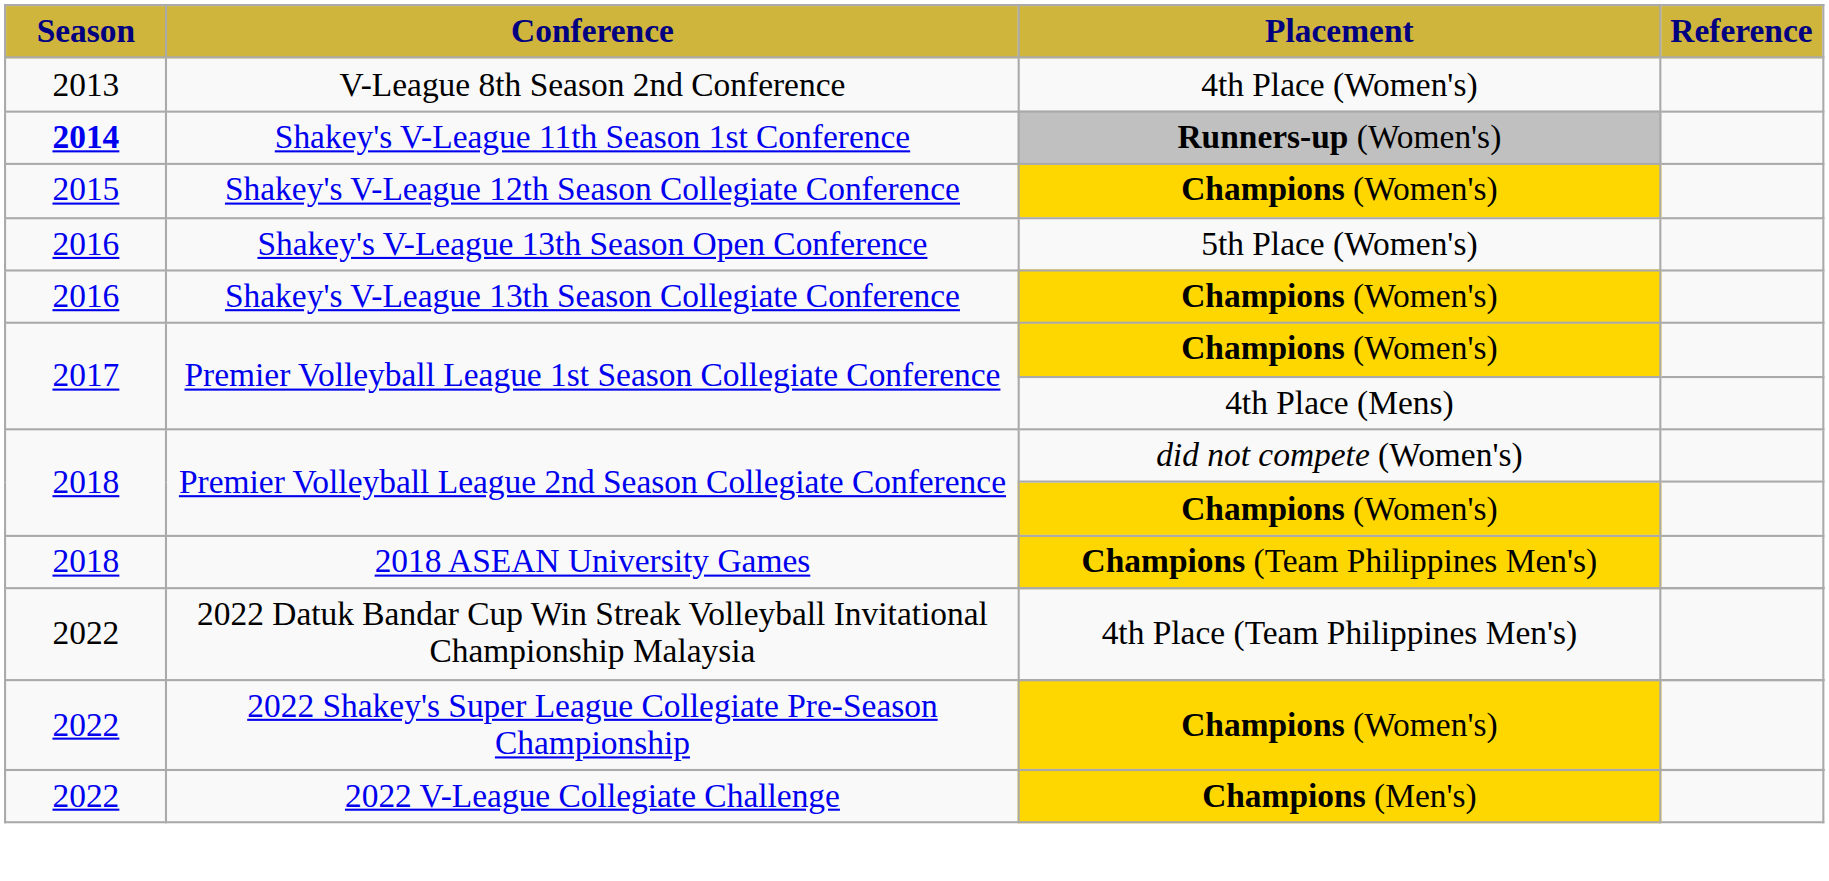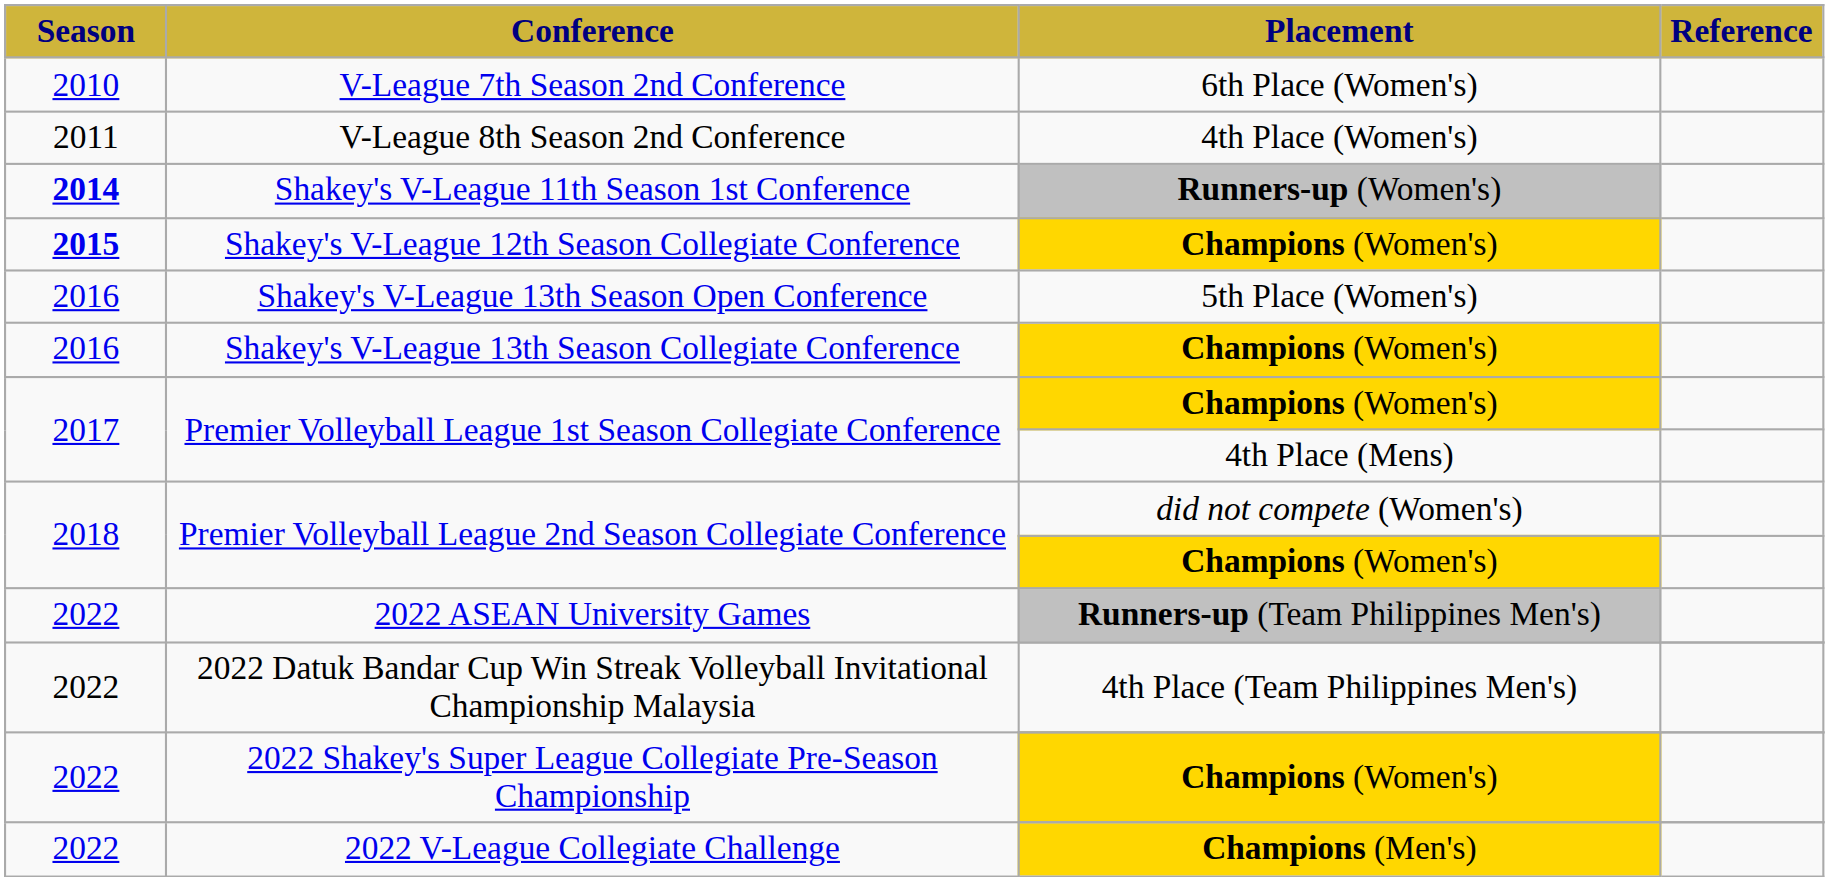+ row: (592, 84)
(86, 84) 2013 -> (86, 137) 2011
(86, 190) normal -> (86, 243) bold
- row: (592, 561)
+ row: (592, 614)
